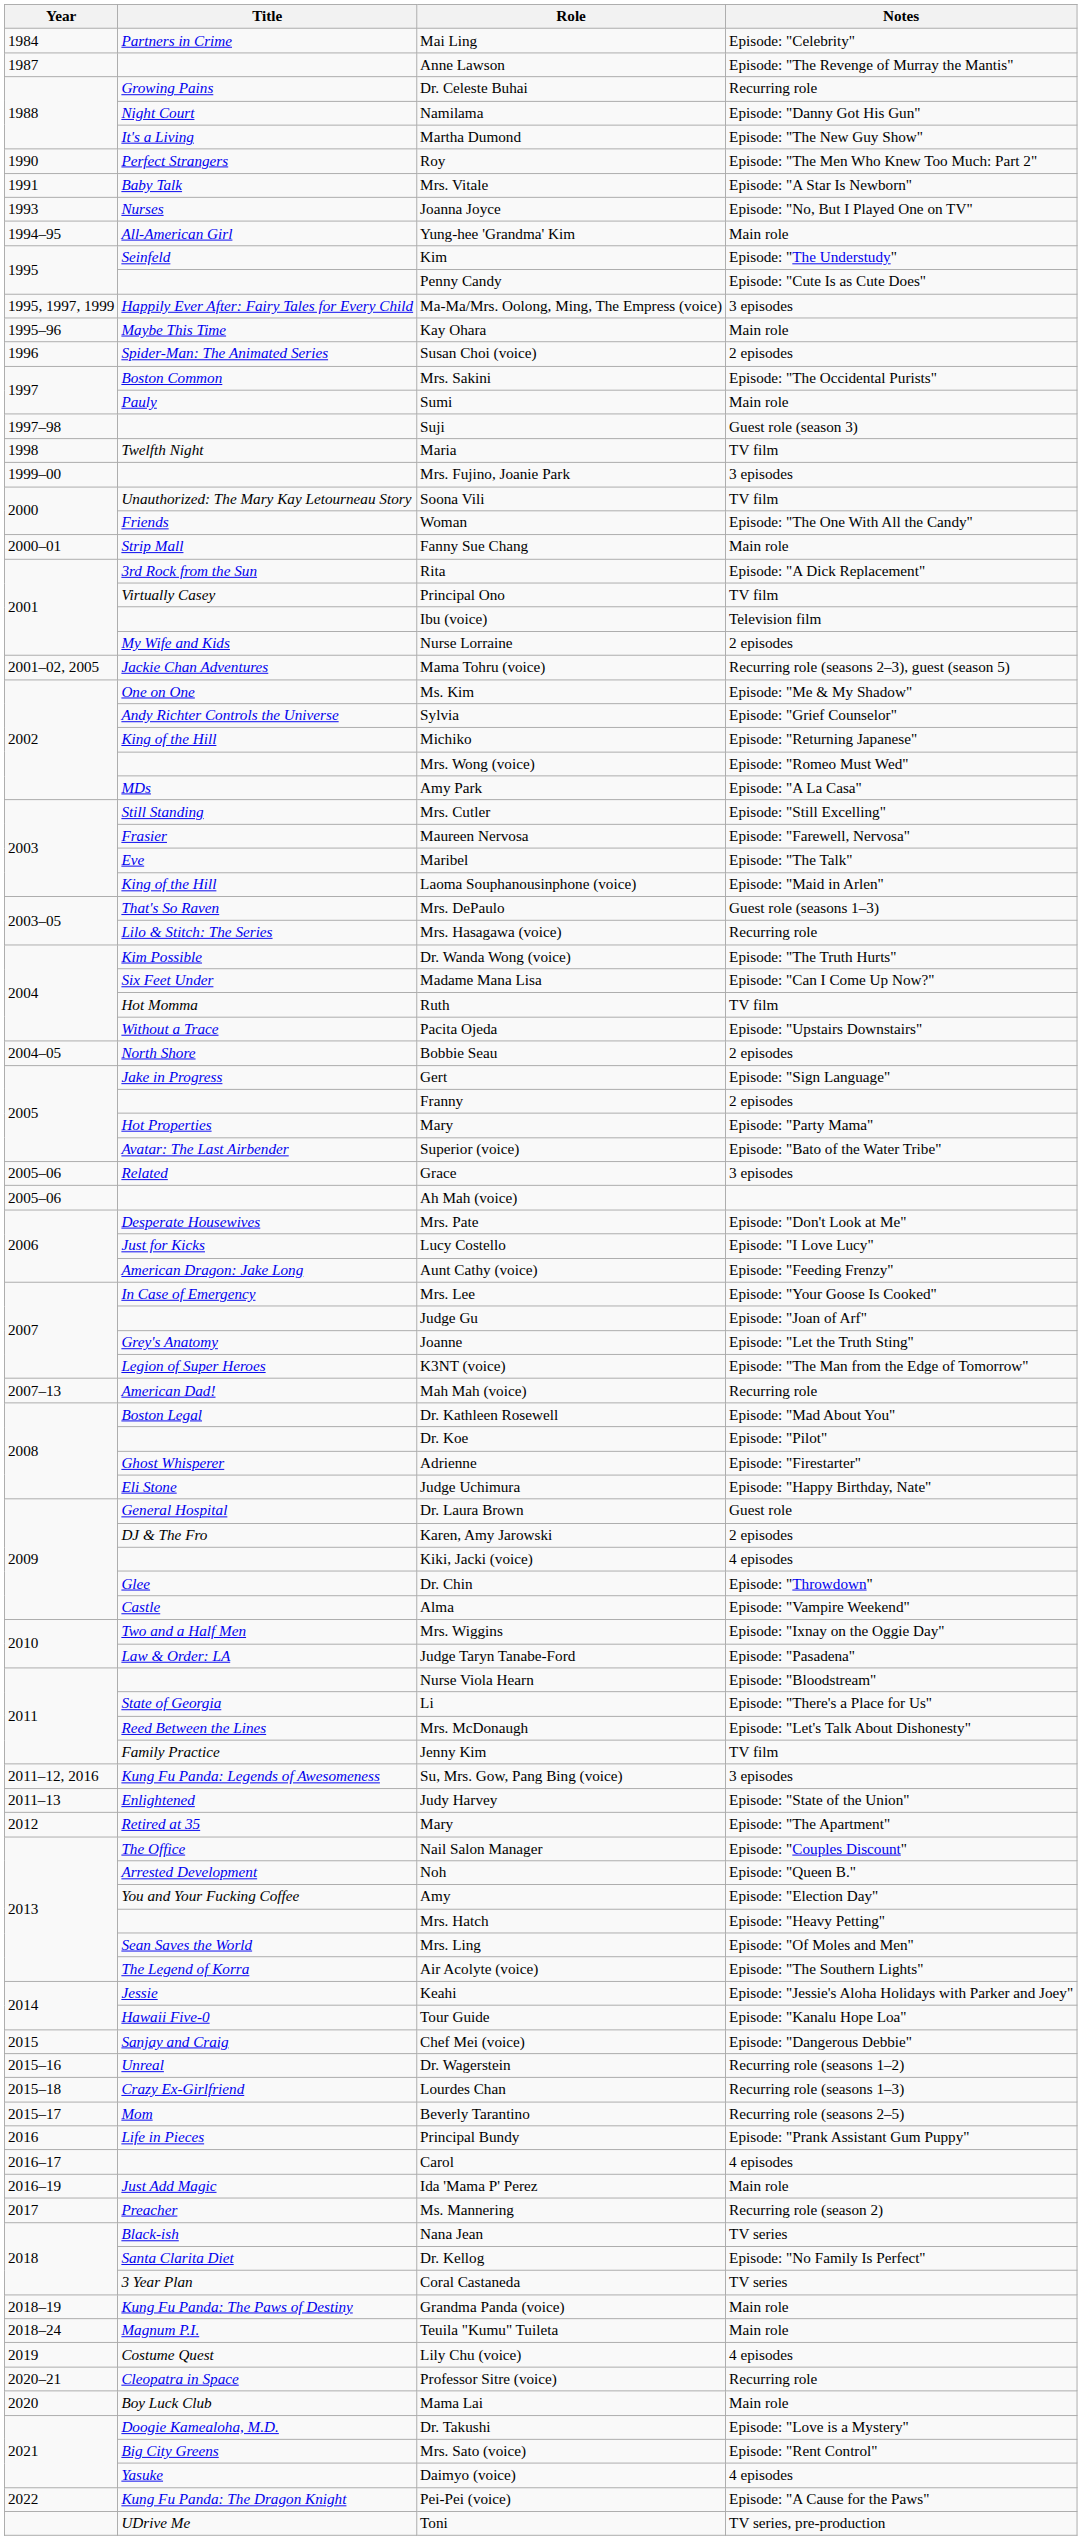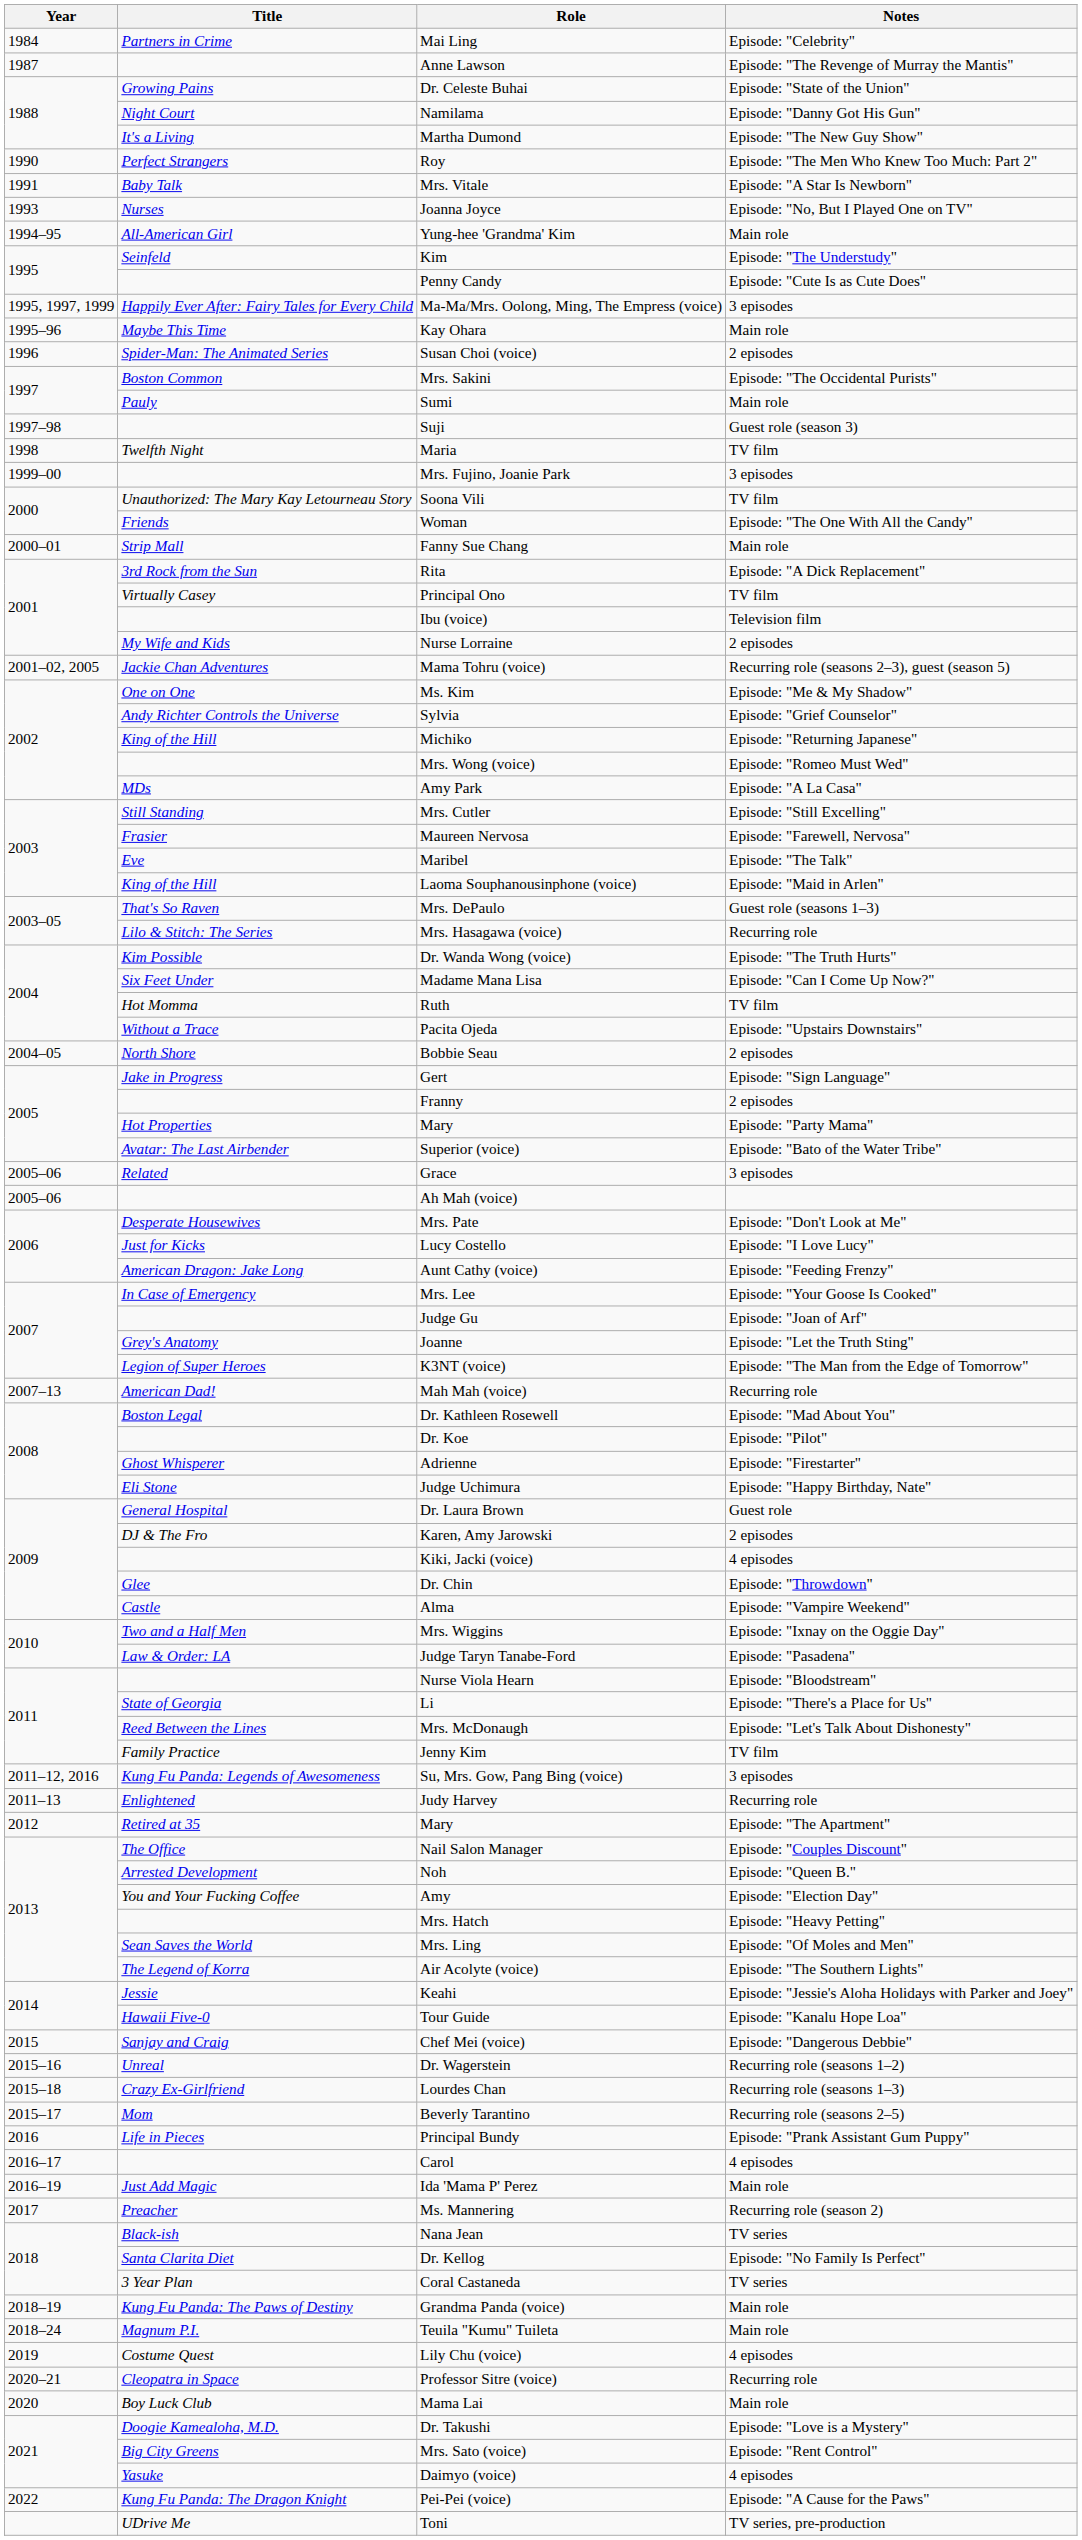(773, 88) Recurring role -> (819, 88) Episode: "State of the Union"
(819, 1800) Episode: "State of the Union" -> (773, 1800) Recurring role
